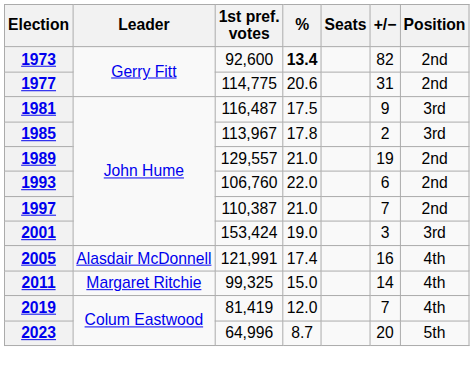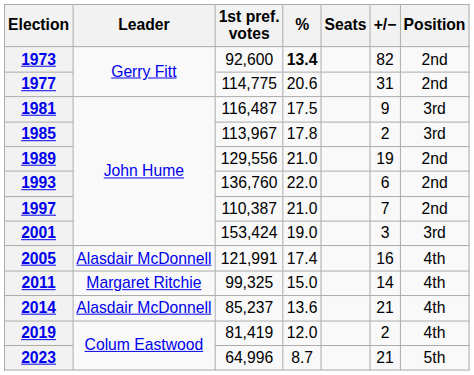(249, 158) 129,557 -> (249, 158) 129,556
(249, 183) 106,760 -> (249, 183) 136,760
+ row: (39, 308)
(385, 308) 7 -> (385, 332) 2
(385, 332) 20 -> (385, 357) 21
